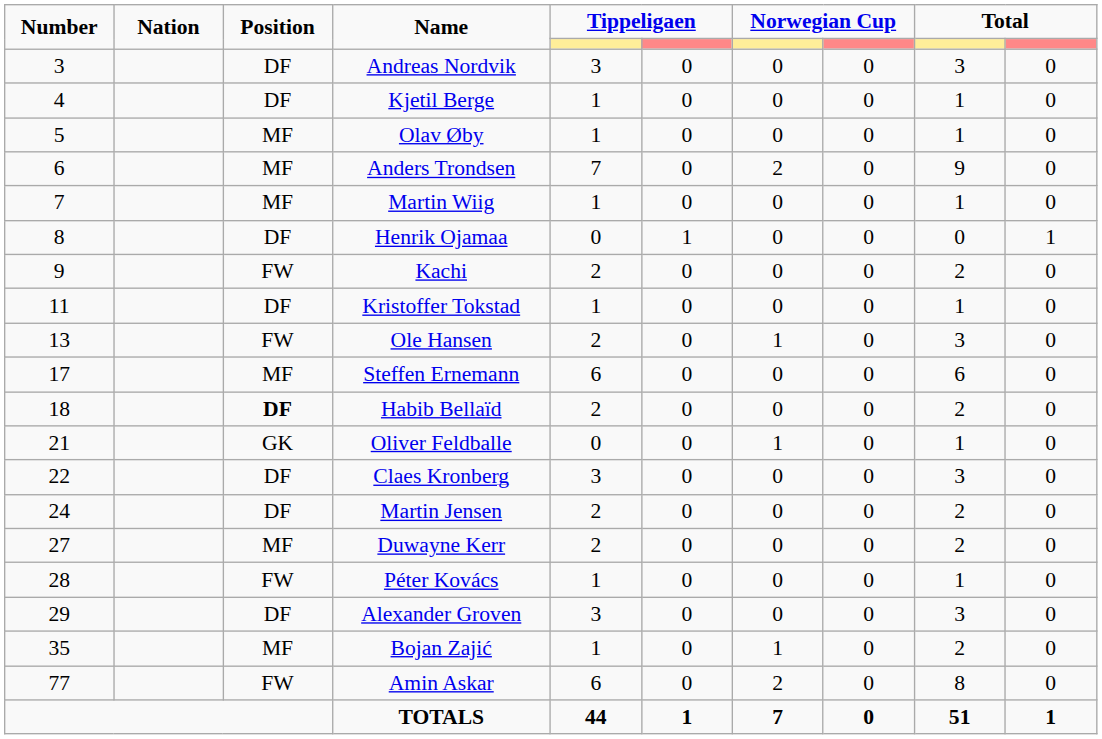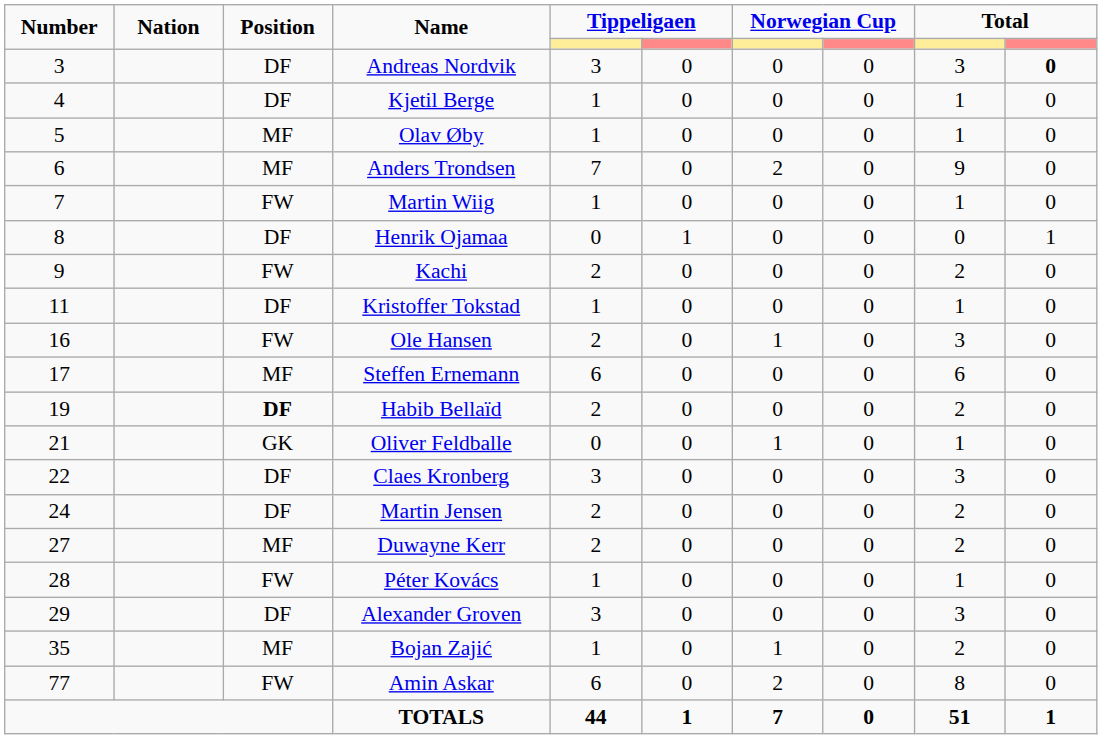(1051, 65) normal -> (1051, 65) bold
(278, 202) MF -> (278, 202) FW
(59, 339) 13 -> (59, 339) 16
(59, 408) 18 -> (59, 408) 19
